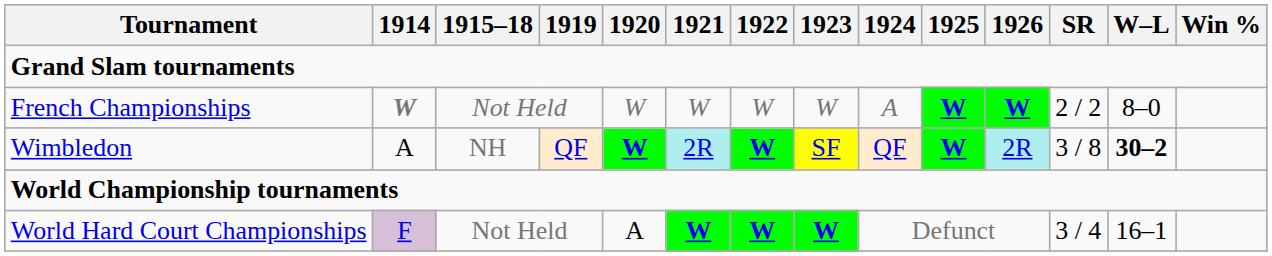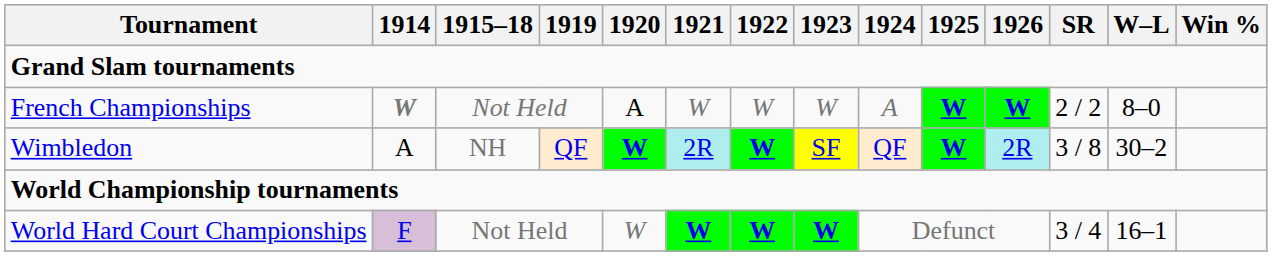(635, 107) W -> (635, 107) A
(1141, 148) bold -> (1141, 148) normal
(635, 230) A -> (635, 230) W
